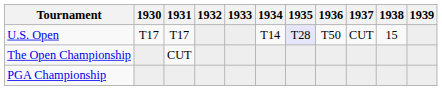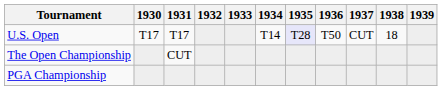(392, 35) 15 -> (392, 35) 18
